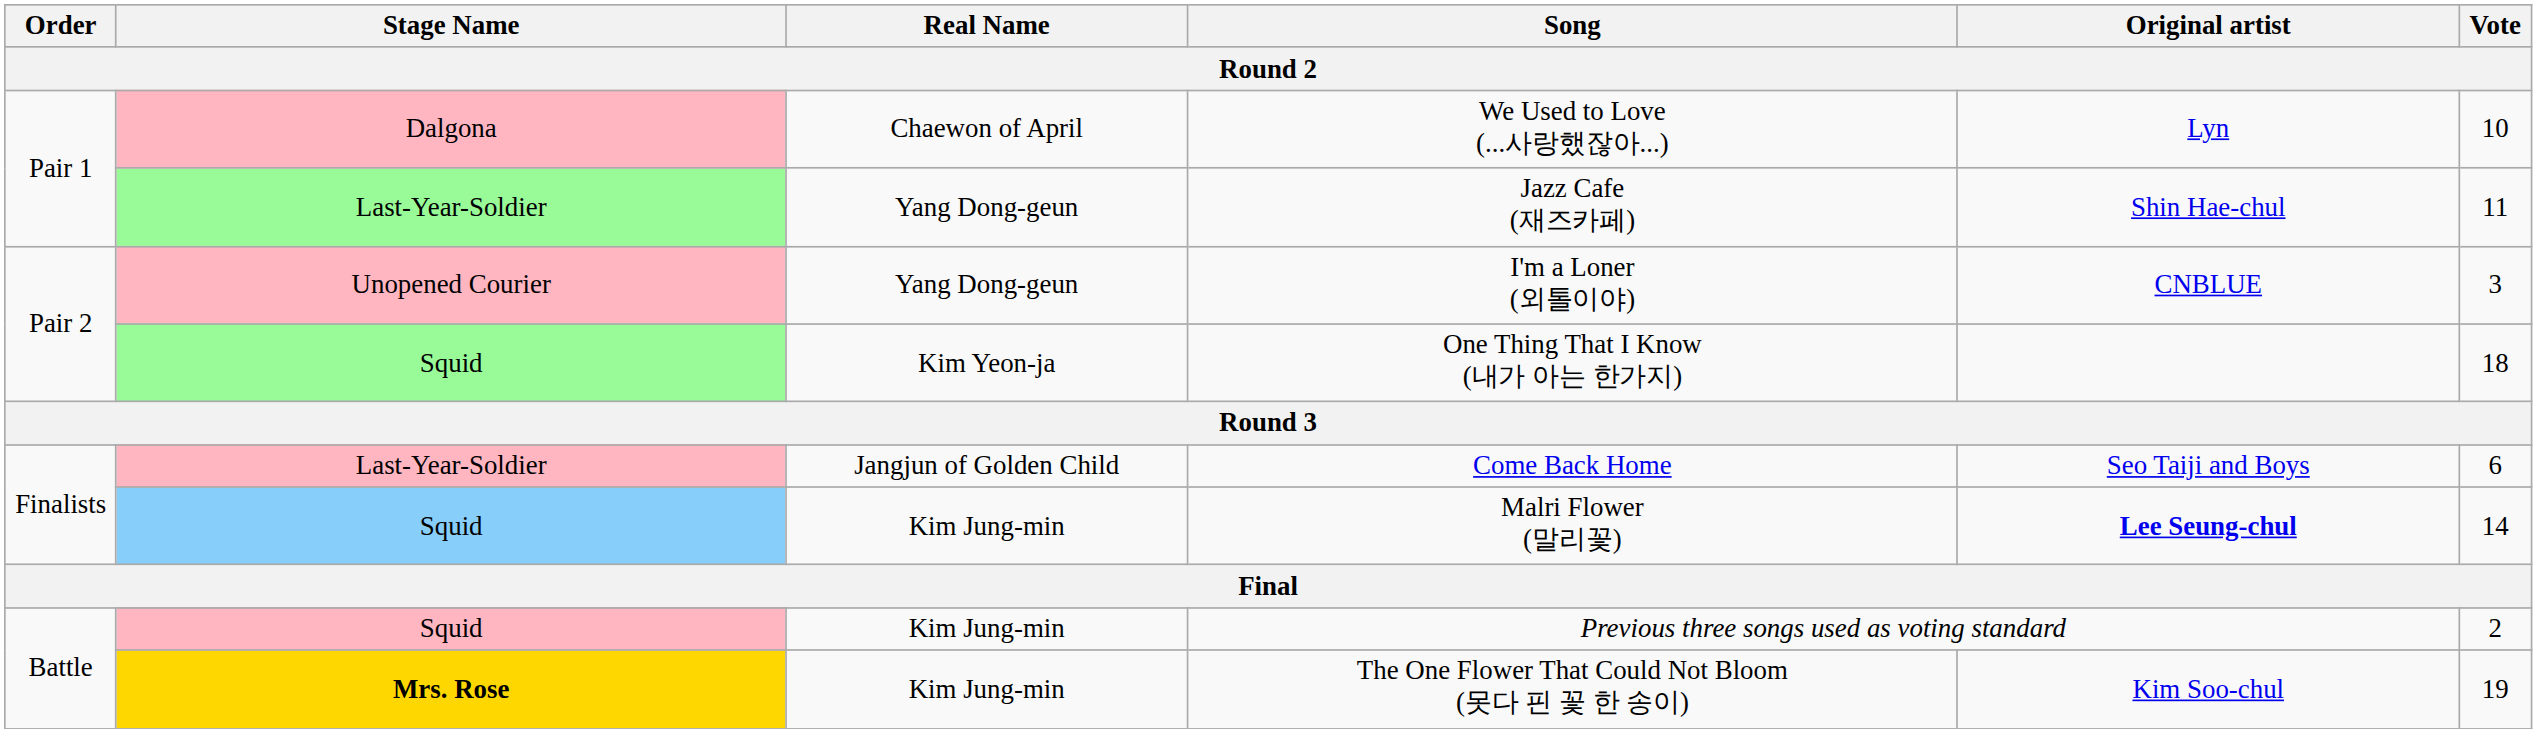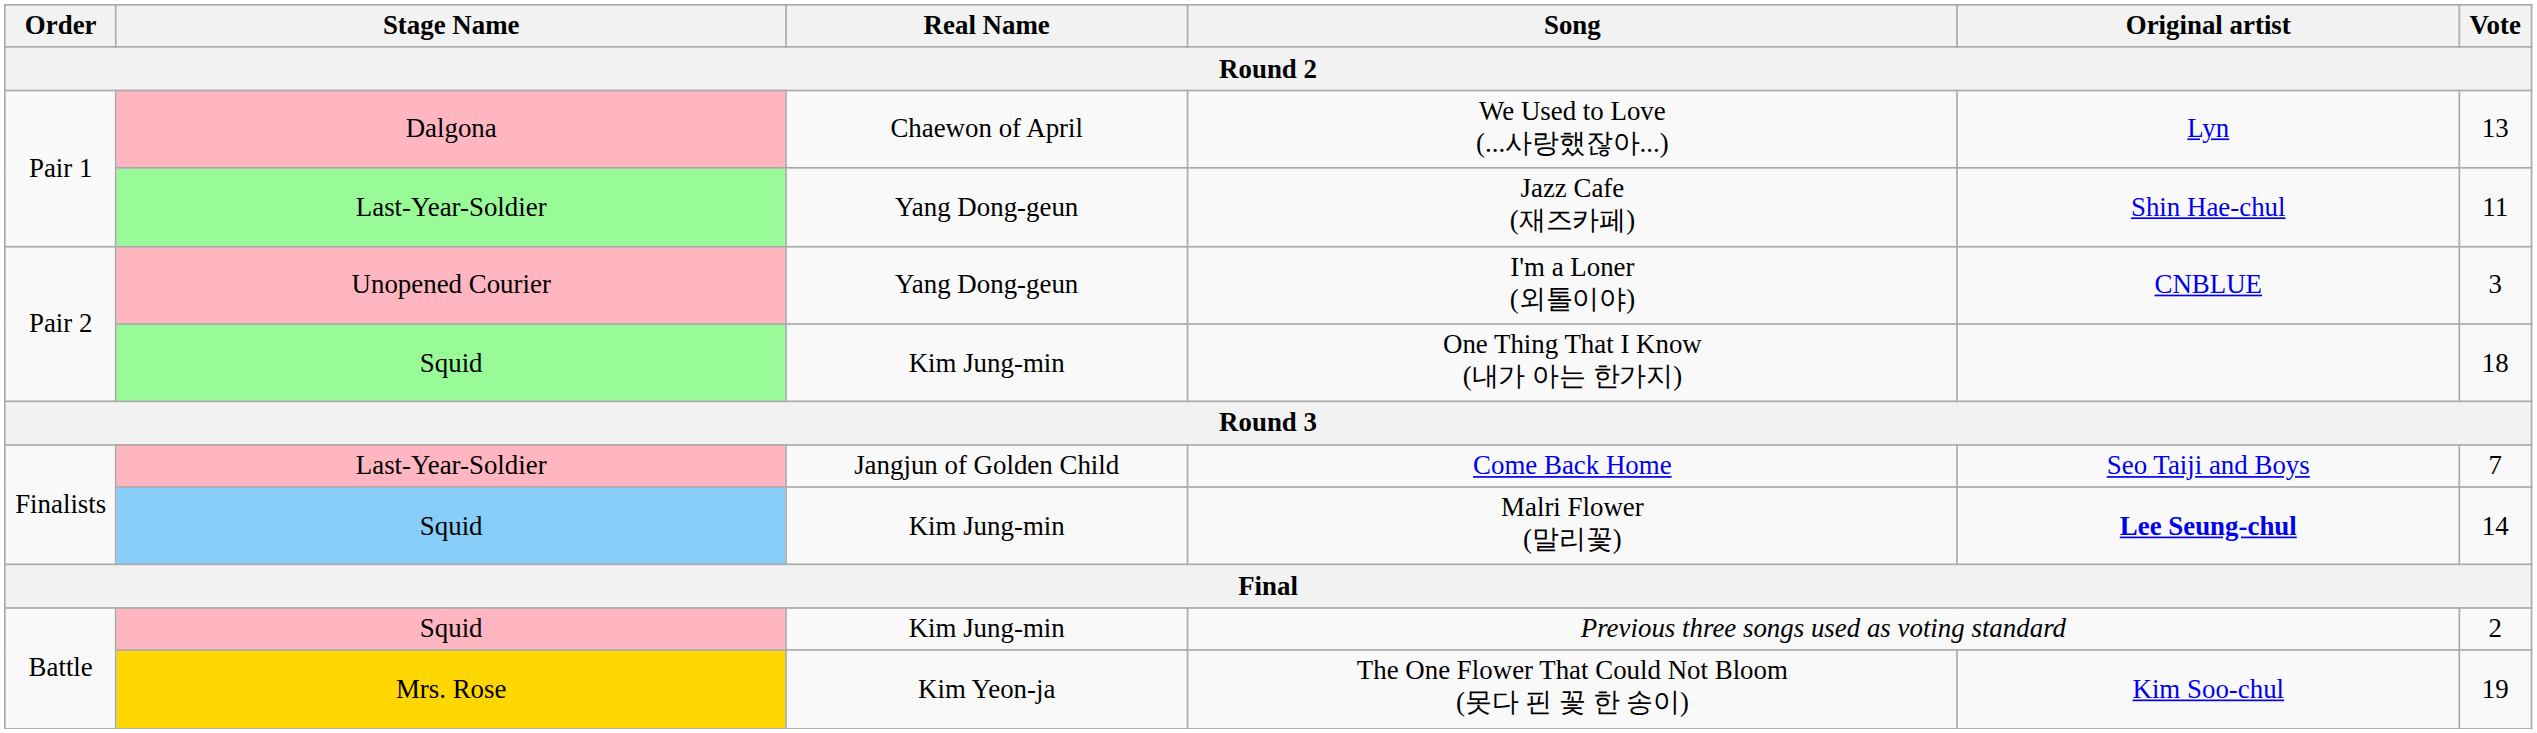(2495, 128) 10 -> (2495, 128) 13
(987, 362) Kim Yeon-ja -> (987, 362) Kim Jung-min
(2495, 465) 6 -> (2495, 465) 7
(451, 688) bold -> (451, 688) normal
(987, 688) Kim Jung-min -> (987, 688) Kim Yeon-ja
